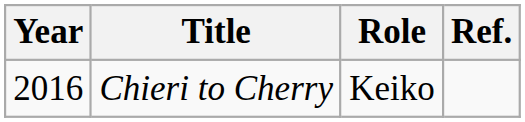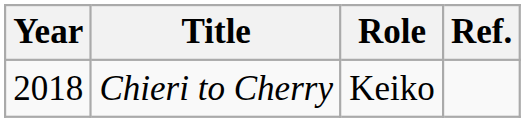(48, 87) 2016 -> (48, 87) 2018
